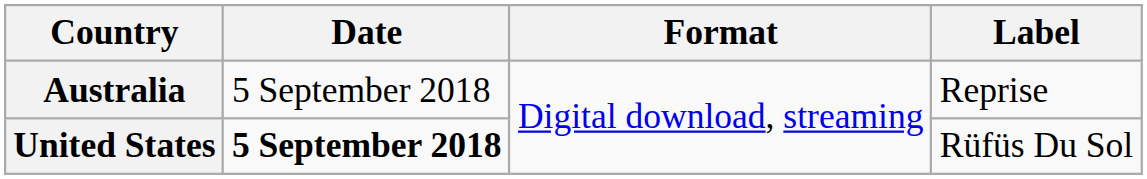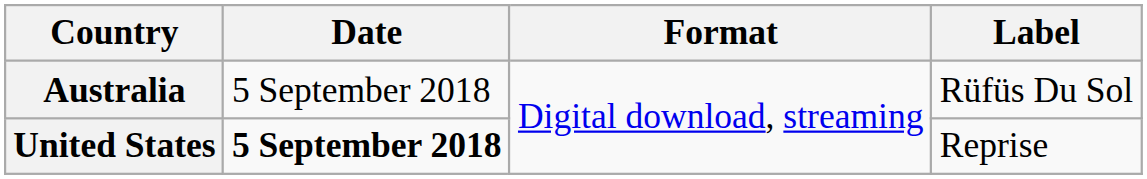(994, 88) Reprise -> (1037, 88) Rüfüs Du Sol
(1037, 145) Rüfüs Du Sol -> (994, 145) Reprise
